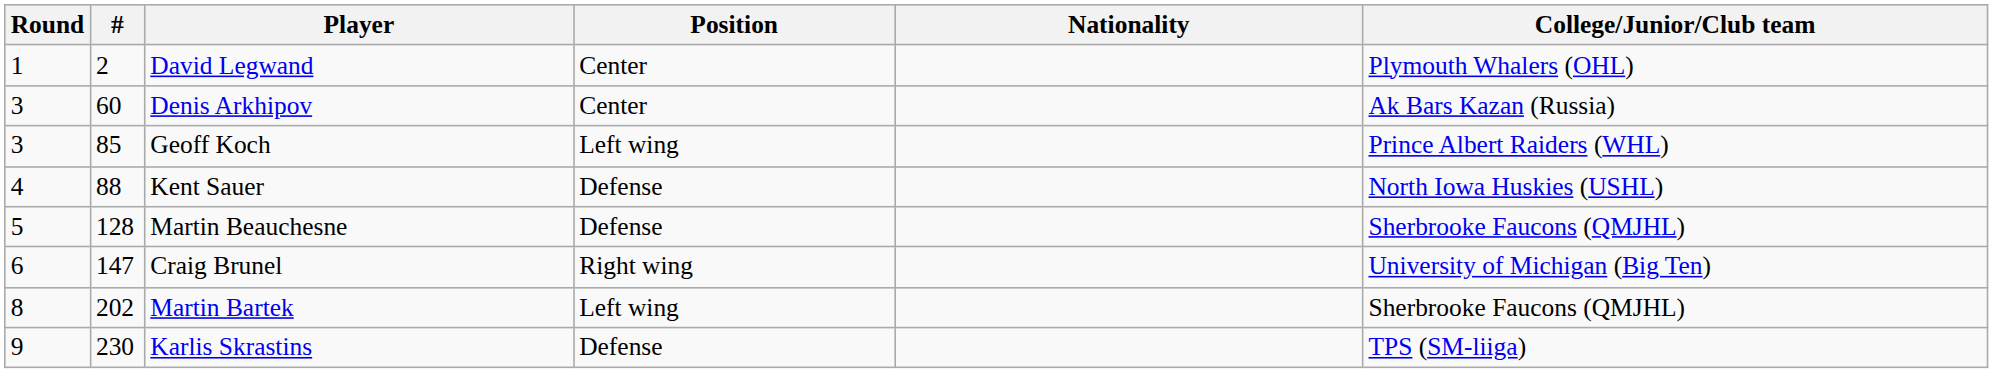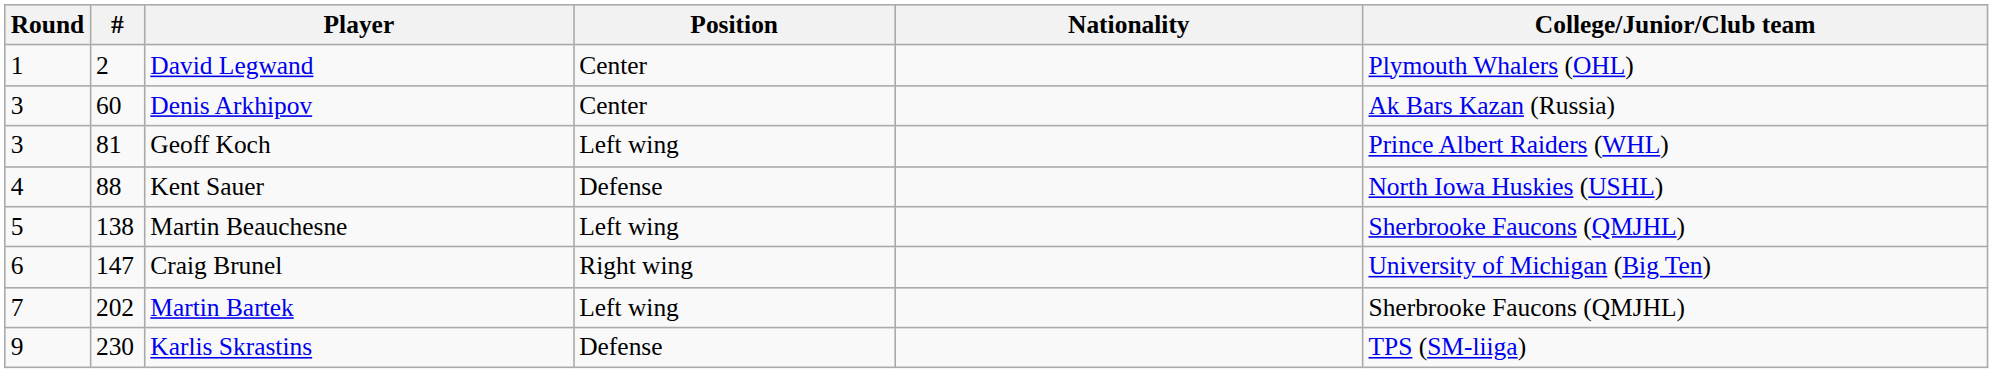(109, 145) 85 -> (109, 145) 81
(115, 226) 128 -> (115, 226) 138
(621, 226) Defense -> (629, 226) Left wing
(17, 307) 8 -> (17, 307) 7
